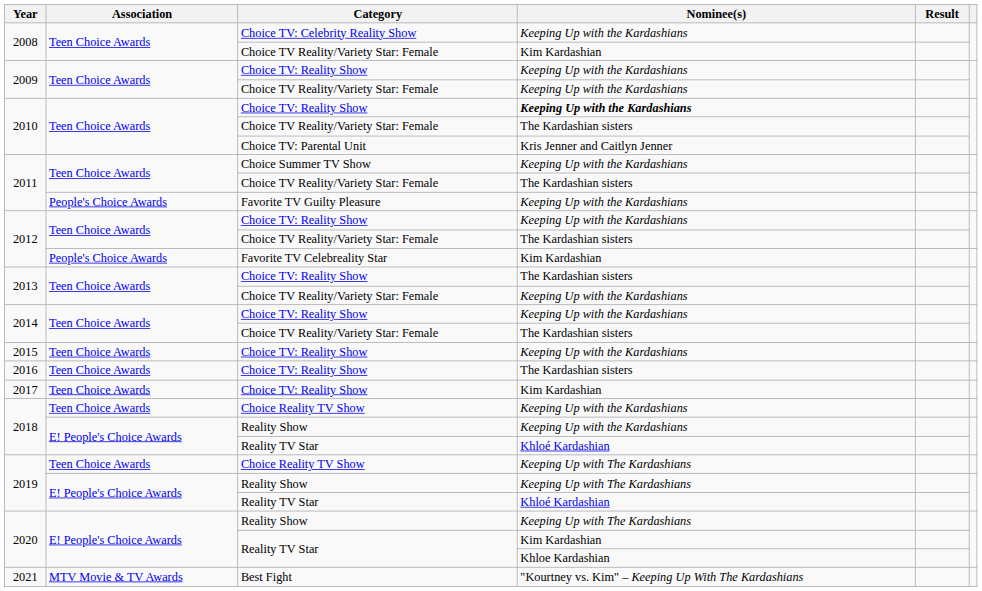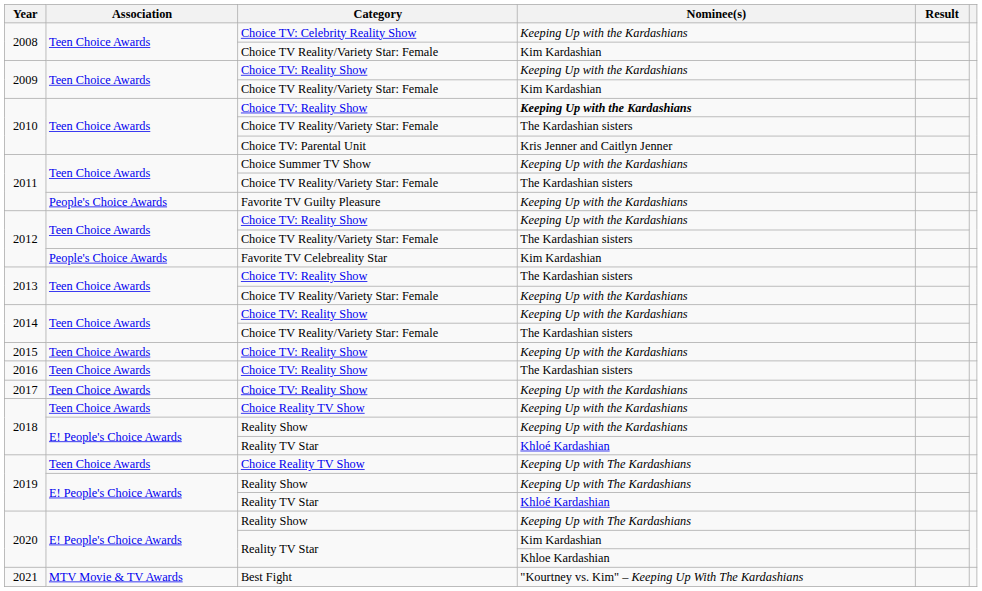(604, 89) Keeping Up with the Kardashians -> (561, 89) Kim Kardashian
(561, 389) Kim Kardashian -> (604, 389) Keeping Up with the Kardashians
